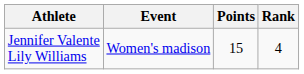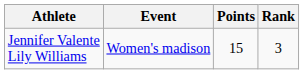(278, 48) 4 -> (278, 48) 3
